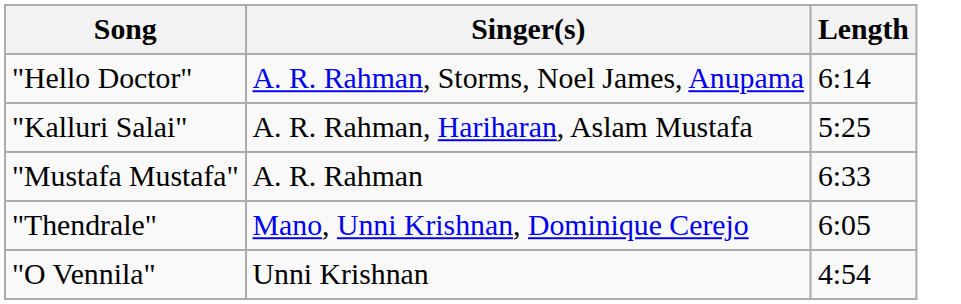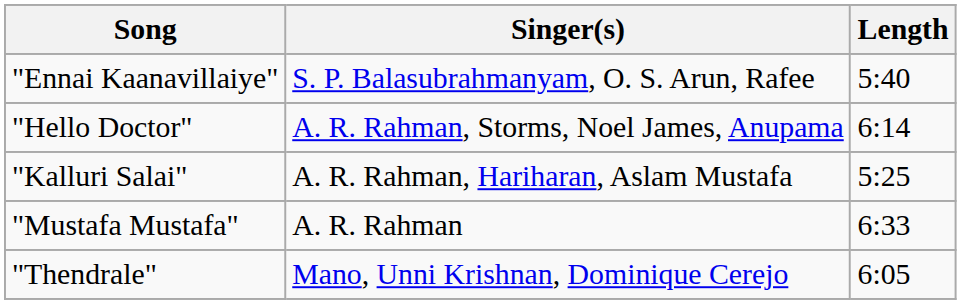+ row: (145, 78)
- row: (84, 274)
